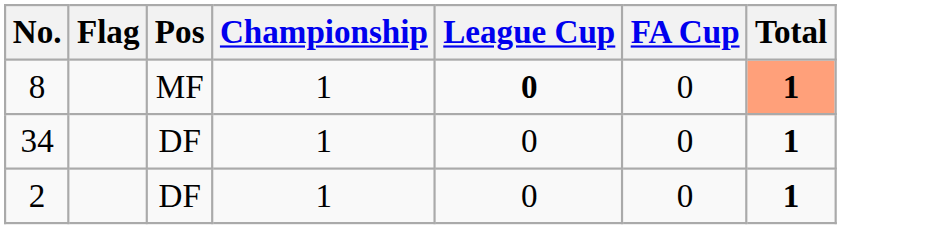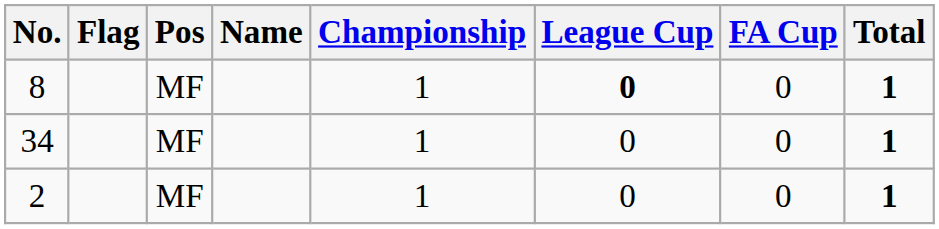+ column: (261, 32)
(791, 86) lightsalmon background -> (889, 86) no background
(180, 141) DF -> (180, 141) MF
(180, 195) DF -> (180, 195) MF
